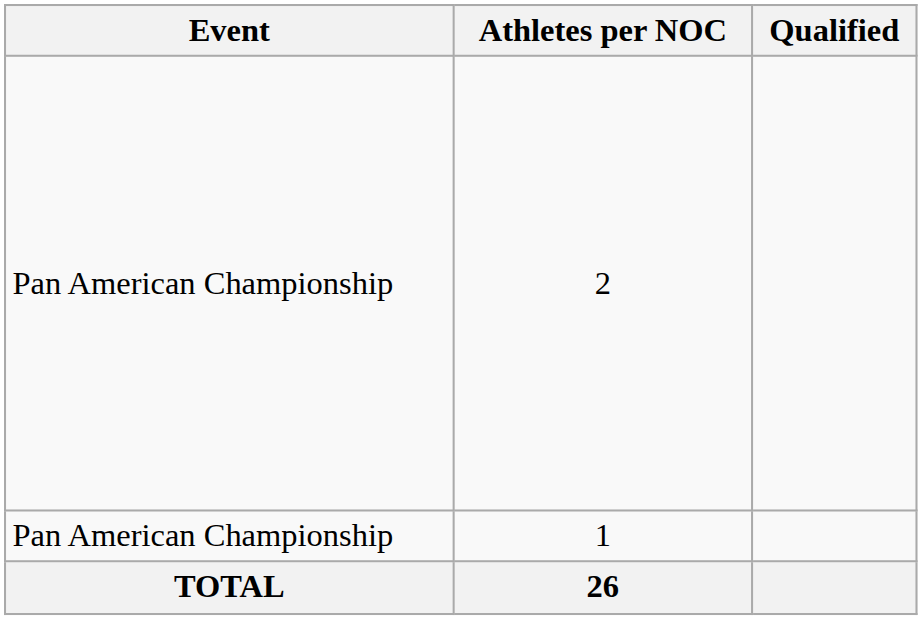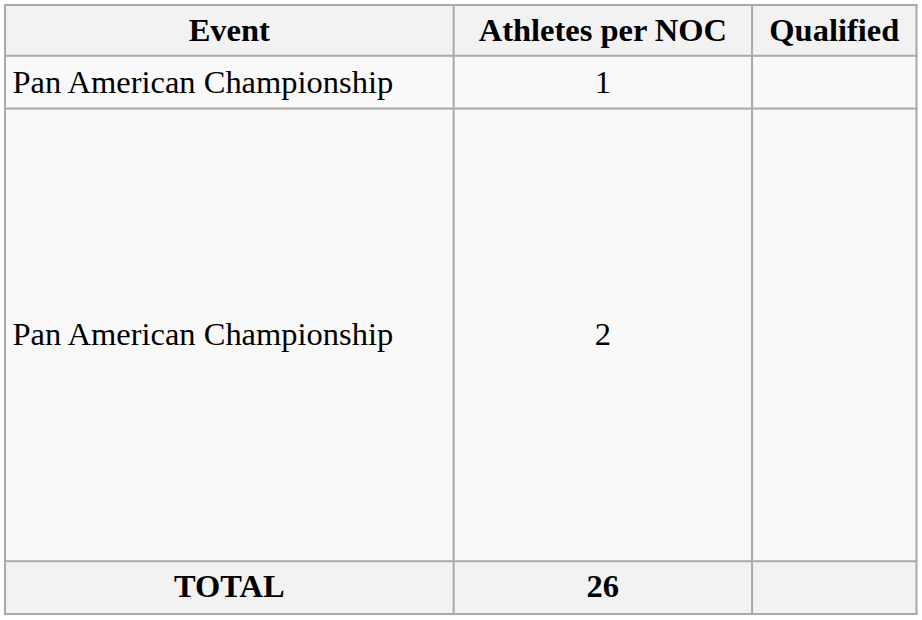rows swapped: (603, 282) <-> (603, 535)
